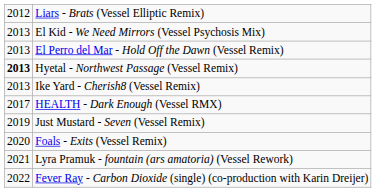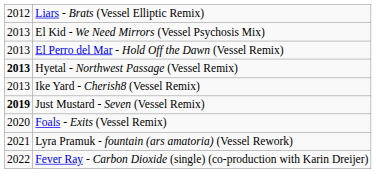- row: (128, 104)
(19, 123) normal -> (19, 104) bold
